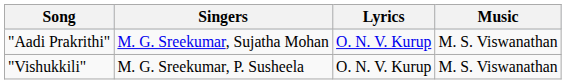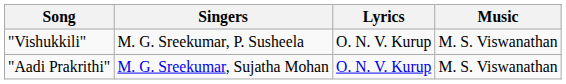rows swapped: (59, 41) <-> (47, 66)
